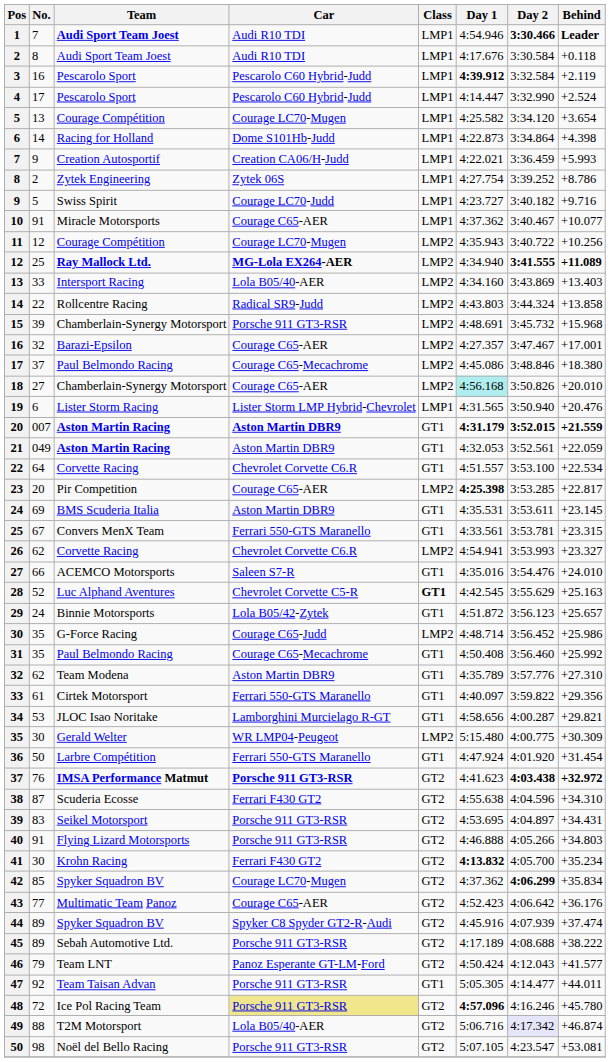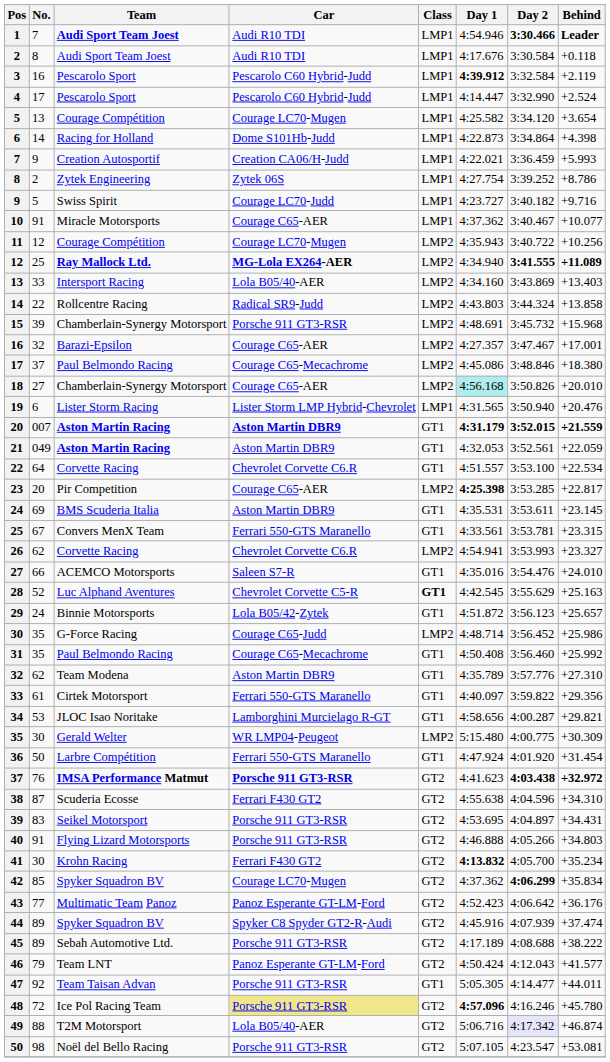(280, 902) Courage C65-AER -> (309, 902) Panoz Esperante GT-LM-Ford
